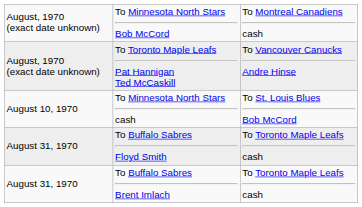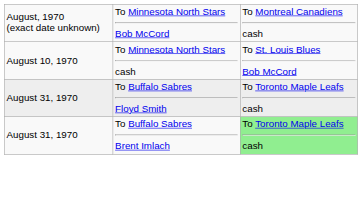- row: (176, 66)
(299, 183) no background -> (299, 135) lightgreen background
